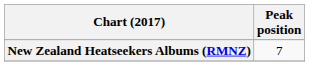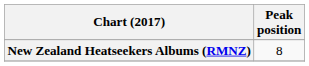(279, 50) 7 -> (279, 50) 8
